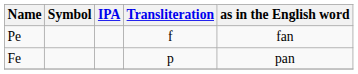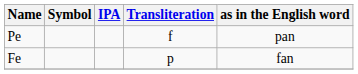(285, 36) fan -> (285, 36) pan
(285, 58) pan -> (285, 58) fan
